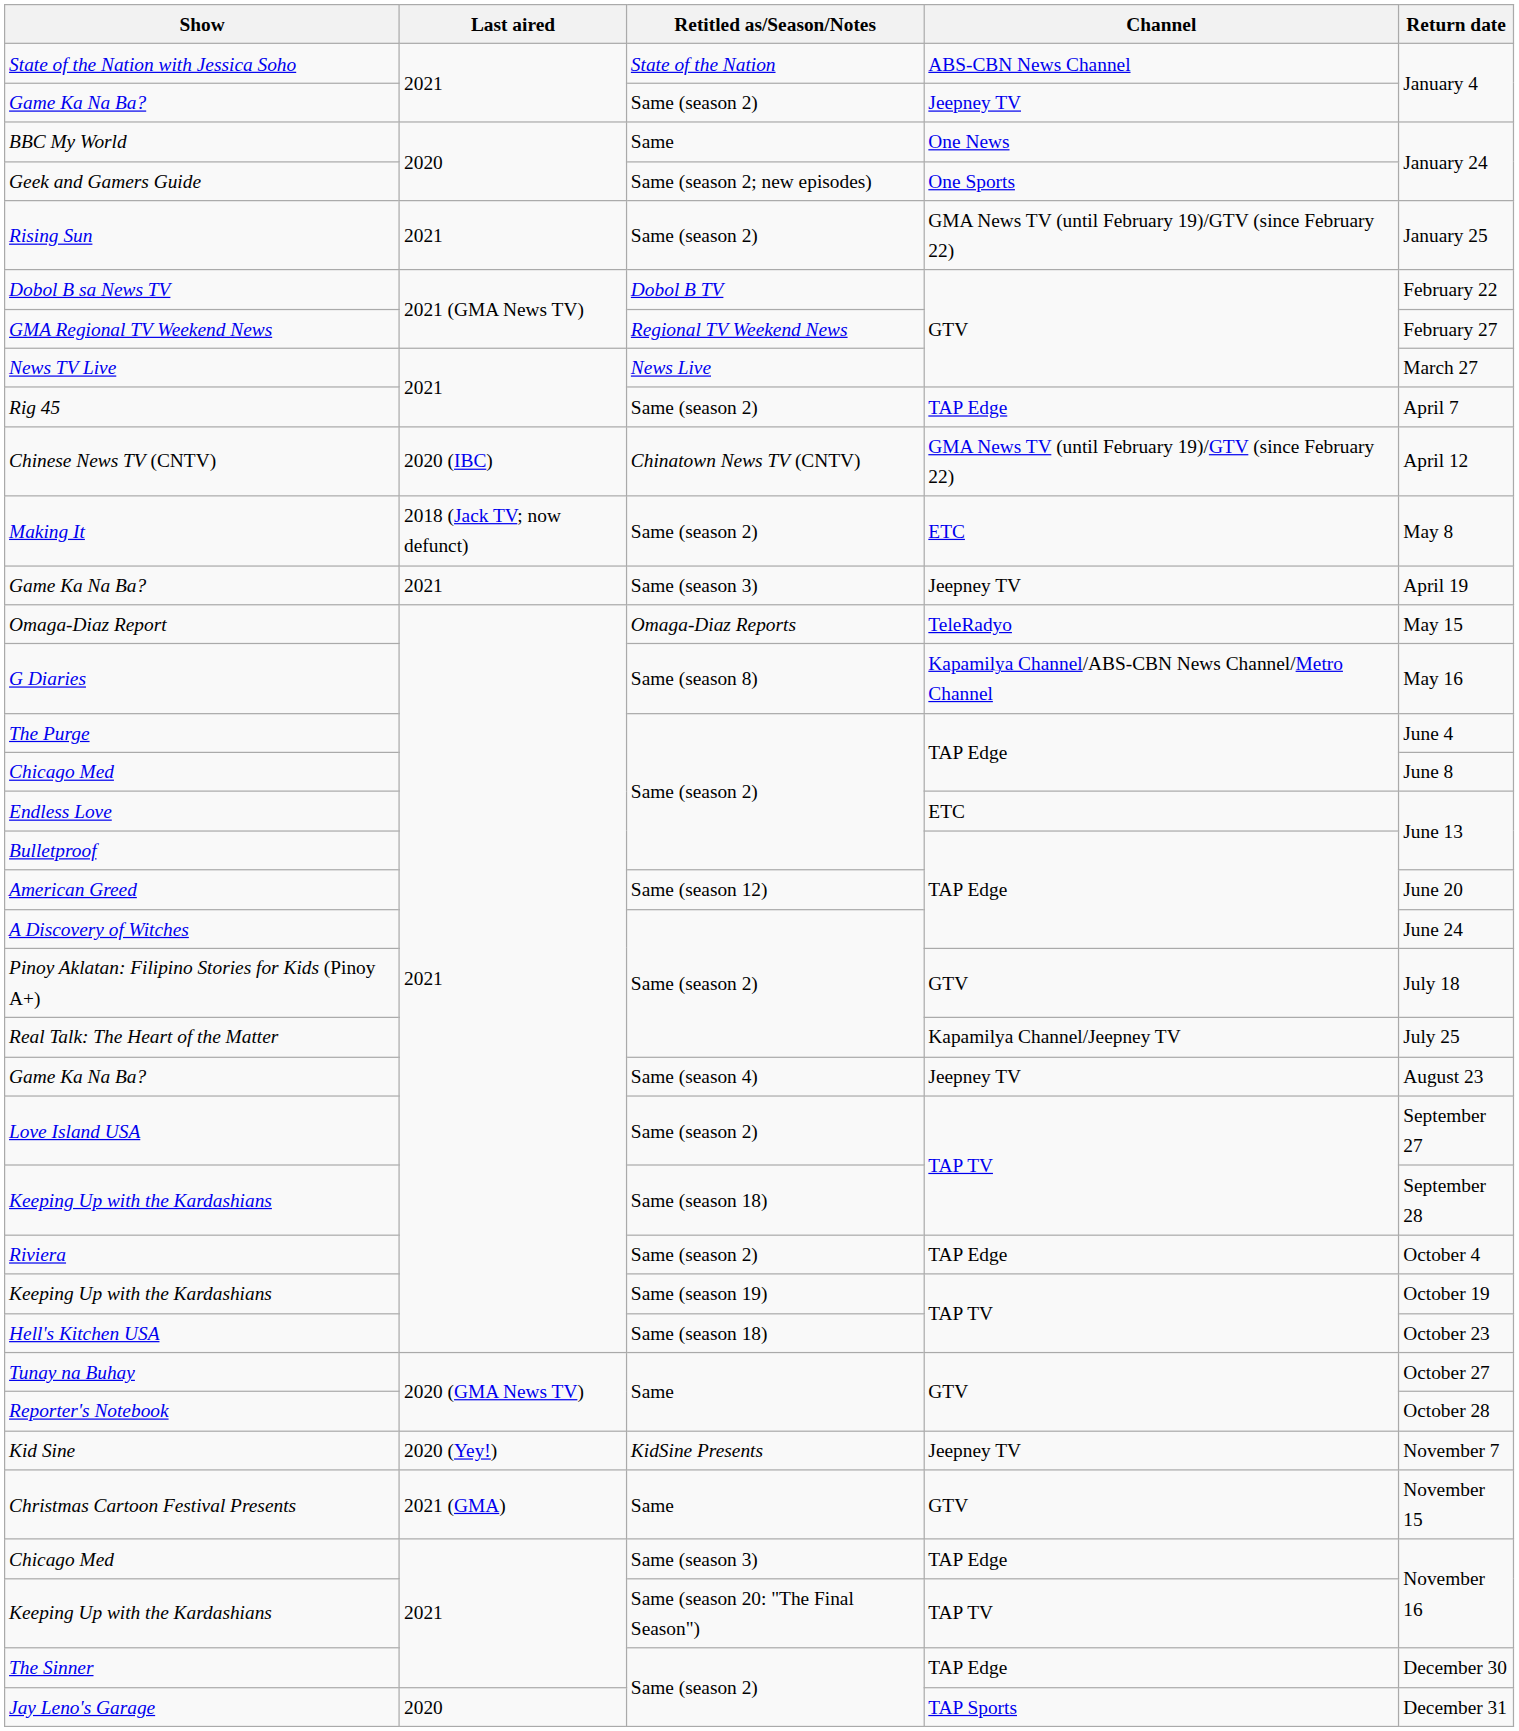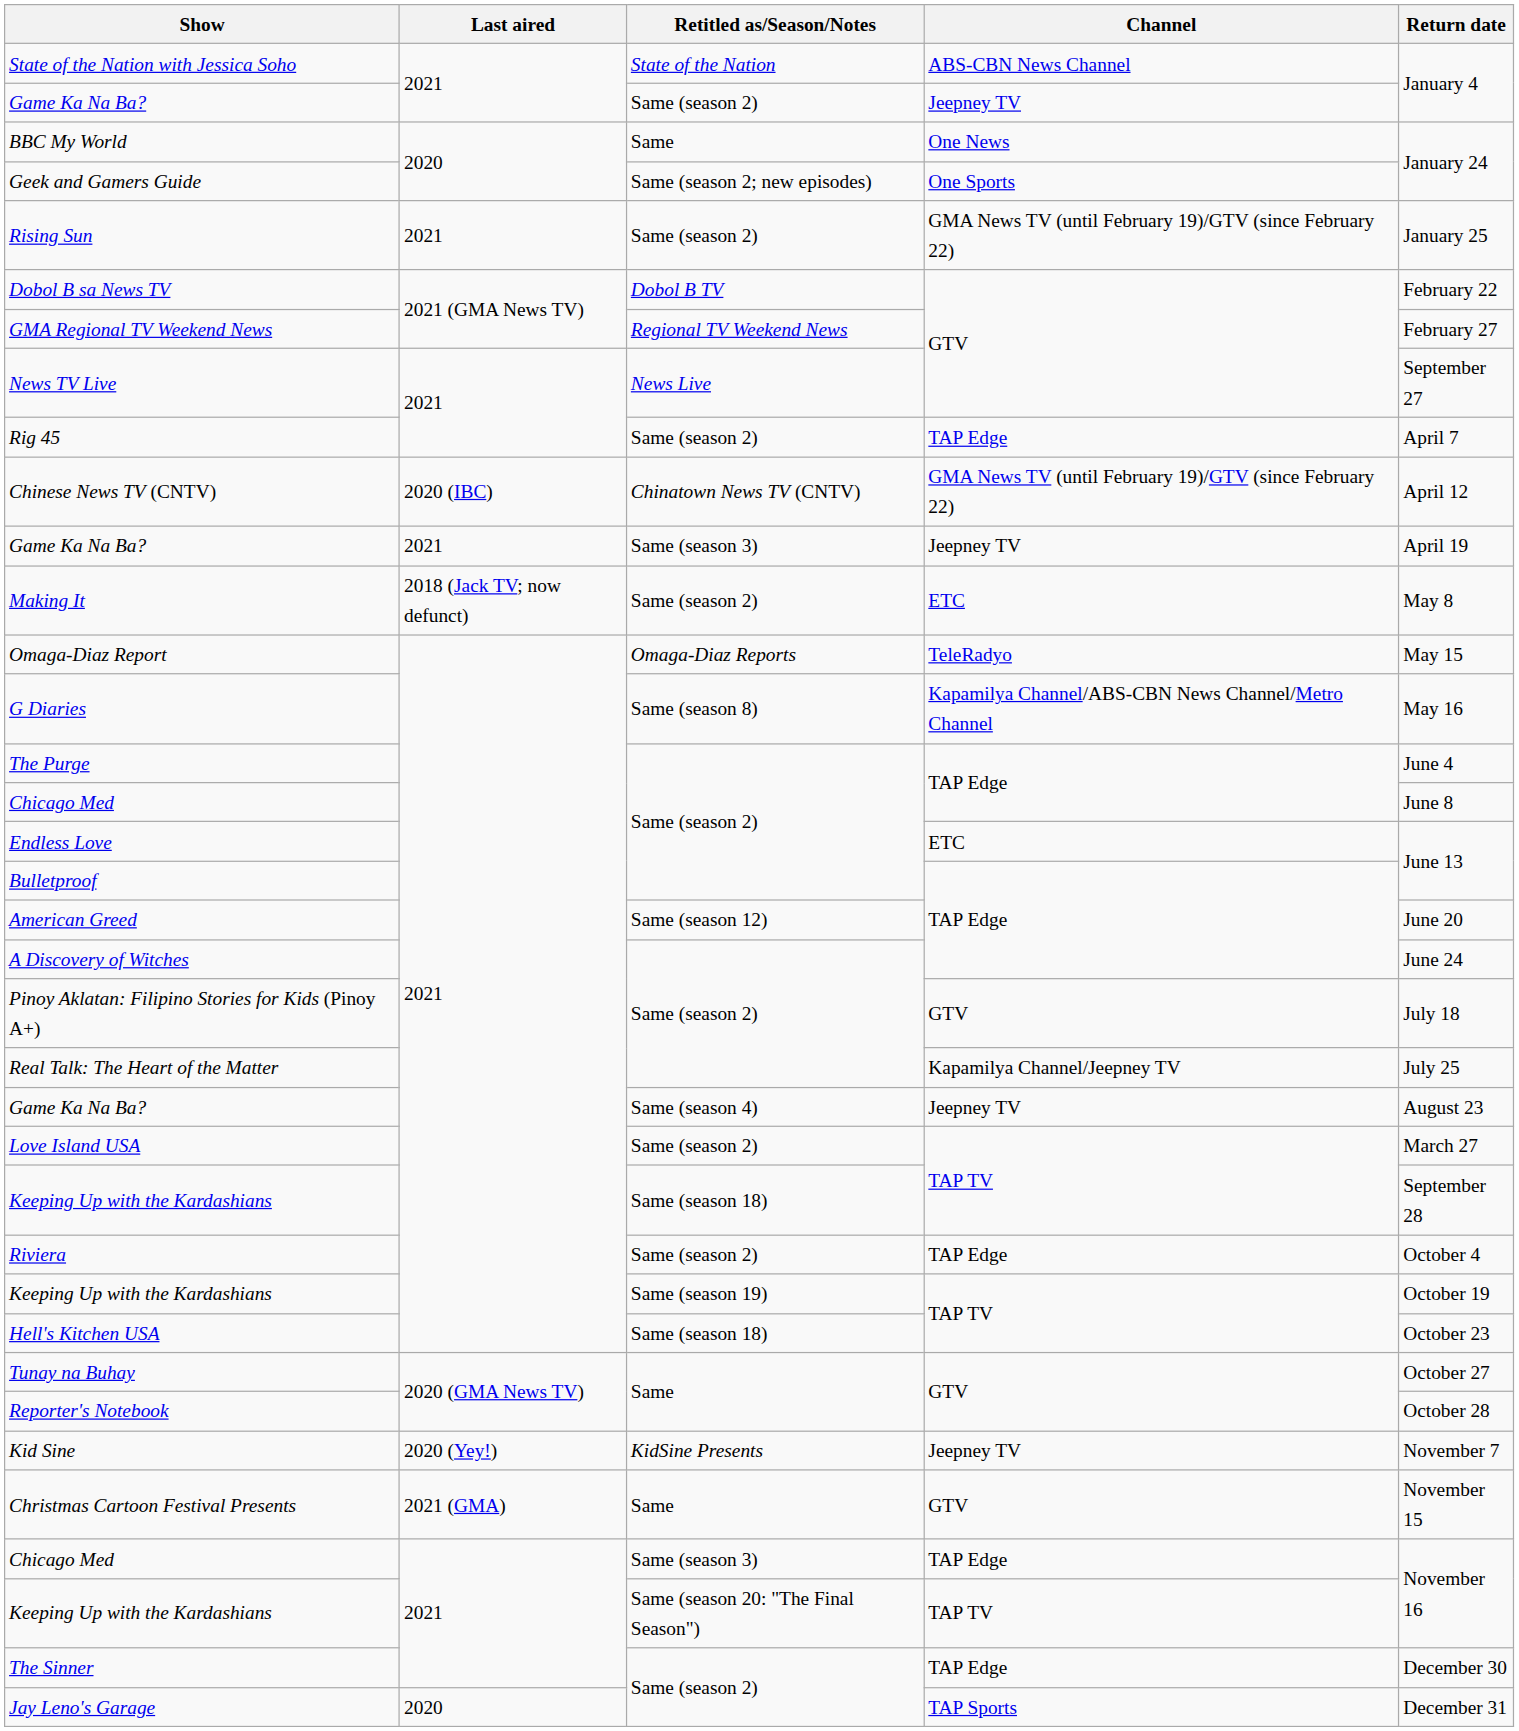(1441, 368) March 27 -> (1445, 383) September 27
rows swapped: (78, 585) <-> (47, 531)
(1445, 1131) September 27 -> (1441, 1146) March 27
